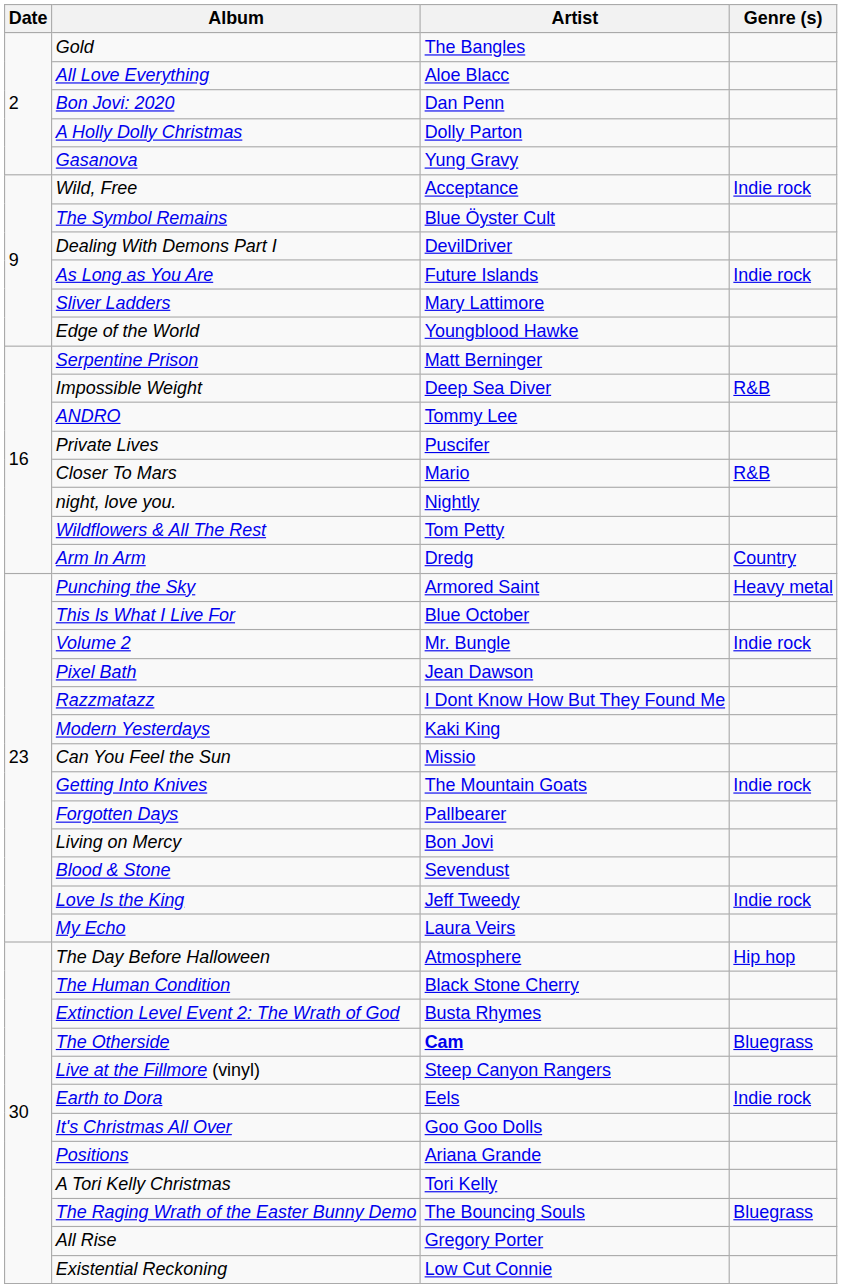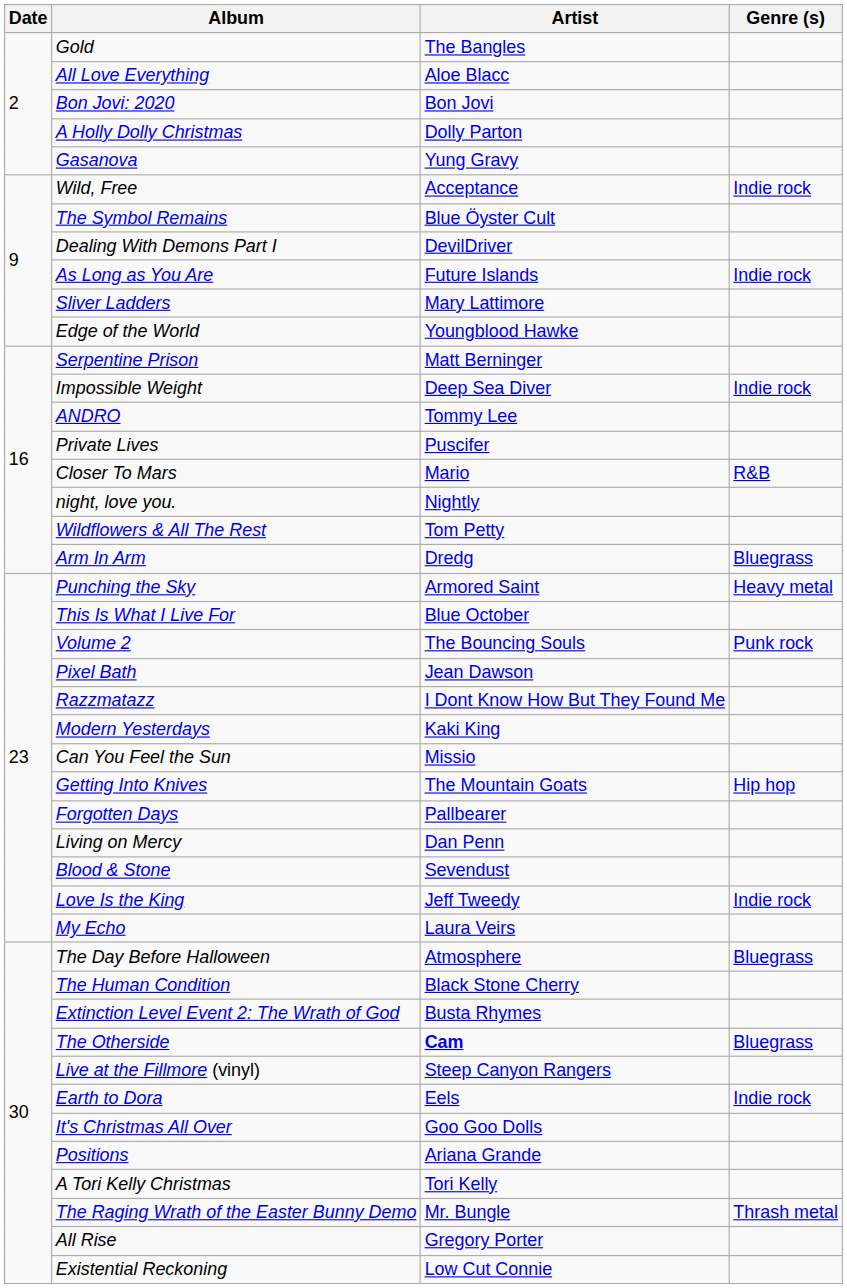(464, 103) Dan Penn -> (459, 103) Bon Jovi
(752, 388) R&B -> (772, 388) Indie rock
(765, 558) Country -> (773, 558) Bluegrass
(467, 643) Mr. Bungle -> (505, 643) The Bouncing Souls
(772, 643) Indie rock -> (773, 643) Punk rock
(772, 786) Indie rock -> (764, 786) Hip hop
(459, 842) Bon Jovi -> (464, 842) Dan Penn
(764, 956) Hip hop -> (773, 956) Bluegrass
(505, 1212) The Bouncing Souls -> (467, 1212) Mr. Bungle
(773, 1212) Bluegrass -> (786, 1212) Thrash metal
